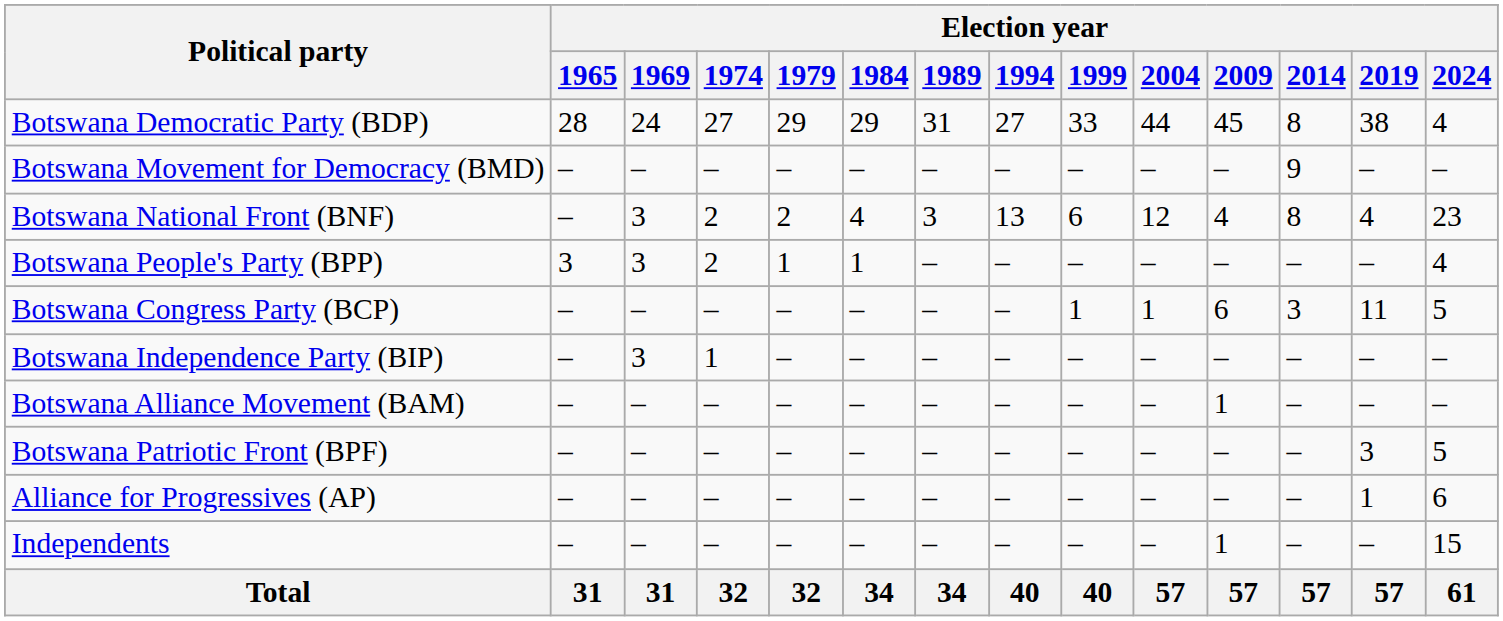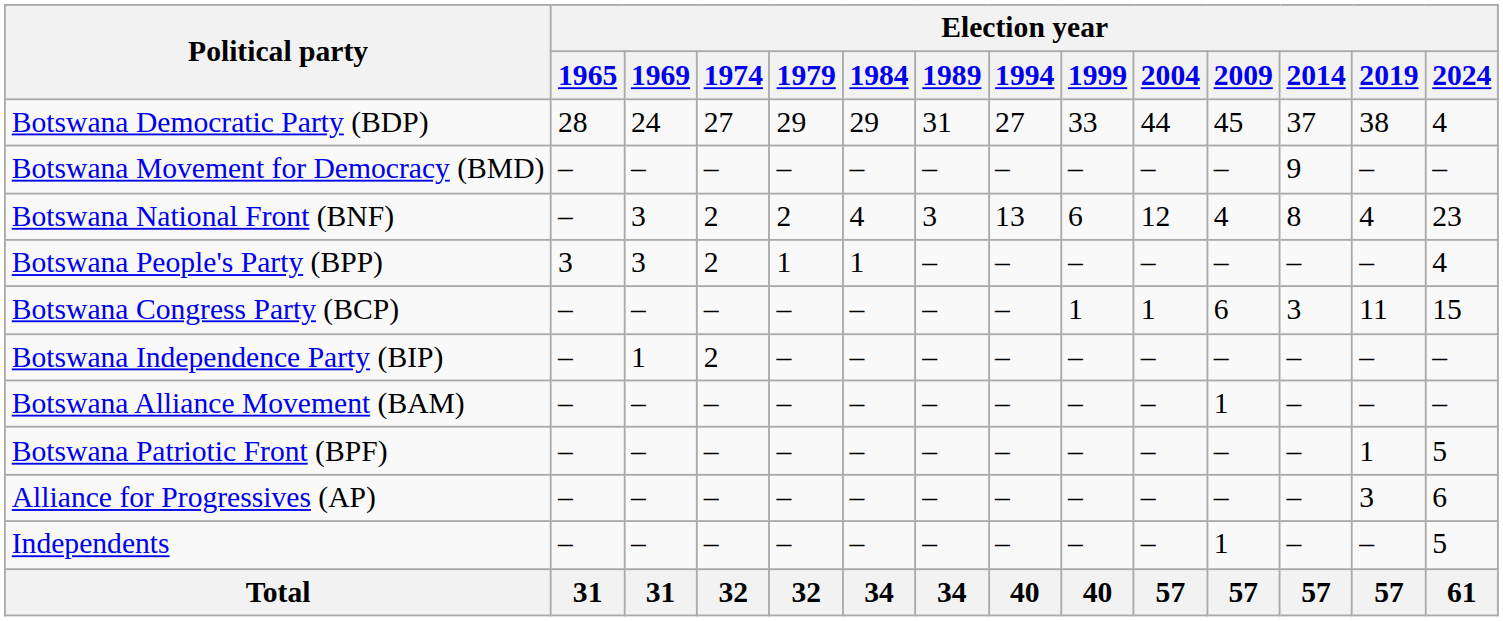(1294, 121) 8 -> (1301, 121) 37
(1440, 309) 5 -> (1447, 309) 15
(638, 356) 3 -> (638, 356) 1
(711, 356) 1 -> (711, 356) 2
(1367, 450) 3 -> (1367, 450) 1
(1367, 497) 1 -> (1367, 497) 3
(1447, 544) 15 -> (1440, 544) 5
